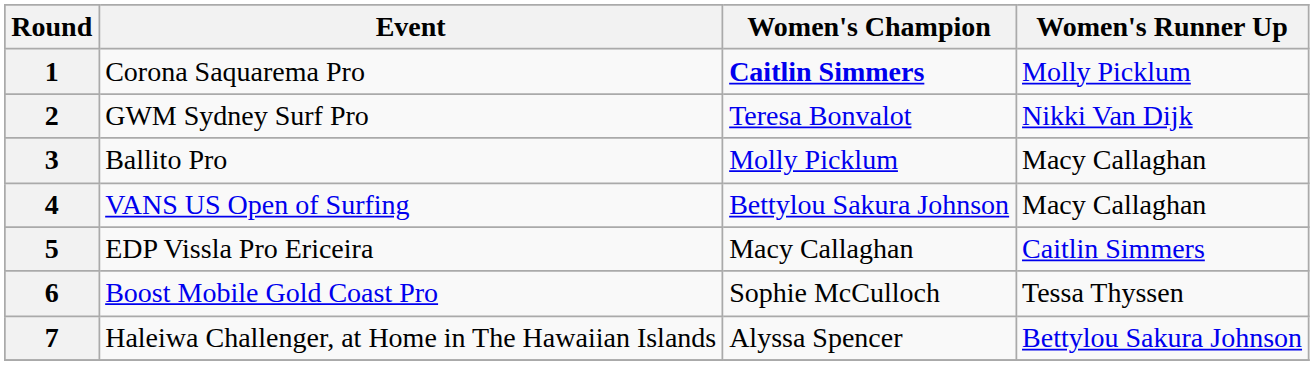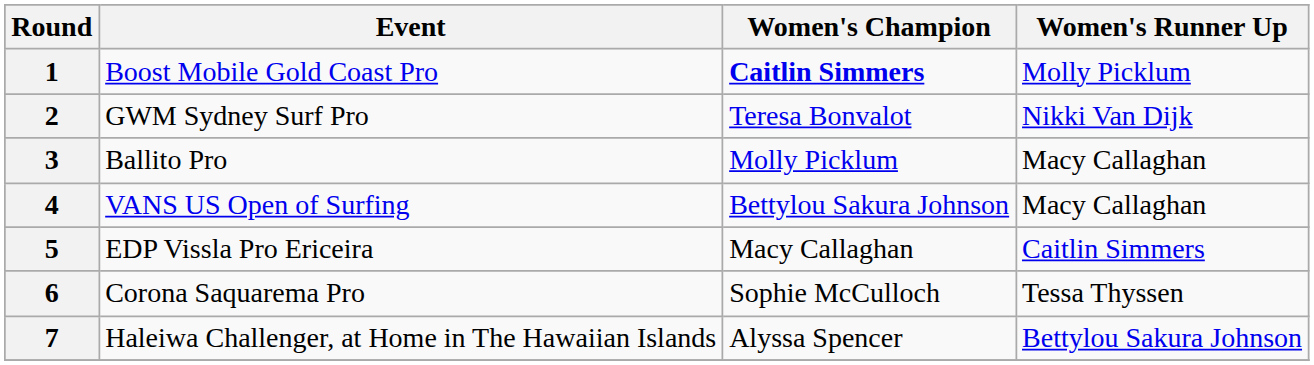(235, 71) Corona Saquarema Pro -> (272, 71) Boost Mobile Gold Coast Pro
(272, 293) Boost Mobile Gold Coast Pro -> (235, 293) Corona Saquarema Pro
